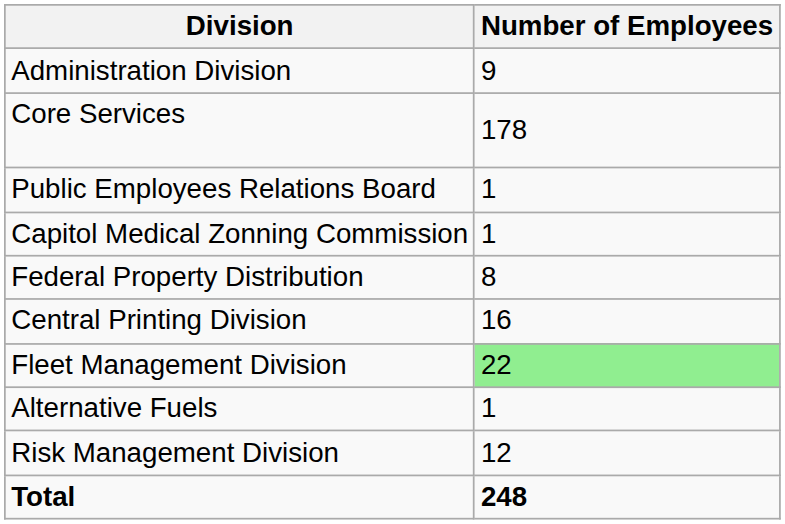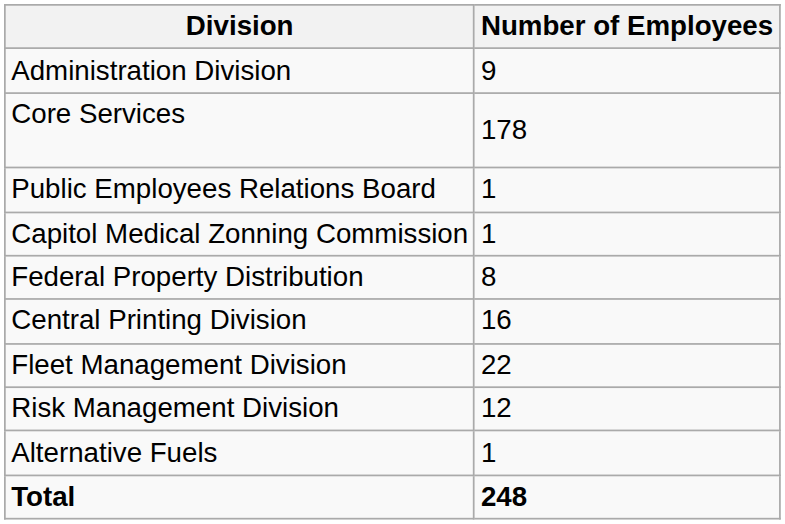(496, 364) lightgreen background -> (496, 364) no background
rows swapped: (114, 408) <-> (175, 452)
